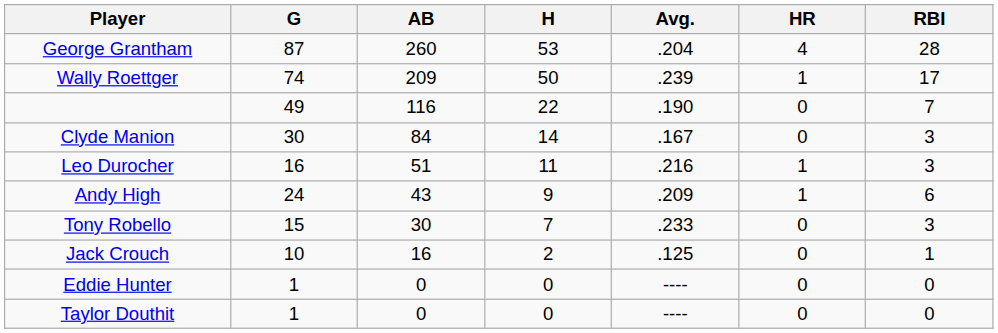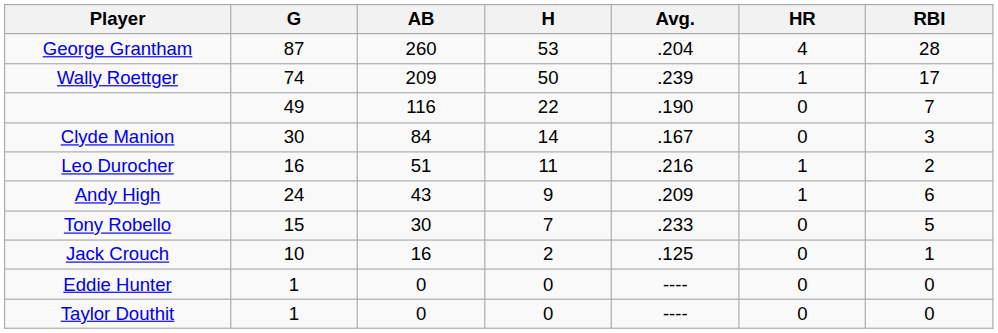(929, 166) 3 -> (929, 166) 2
(929, 225) 3 -> (929, 225) 5
